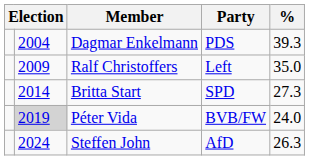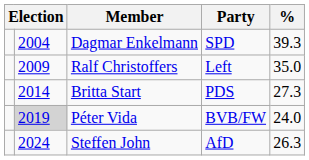(220, 42) PDS -> (220, 42) SPD
(220, 92) SPD -> (220, 92) PDS
